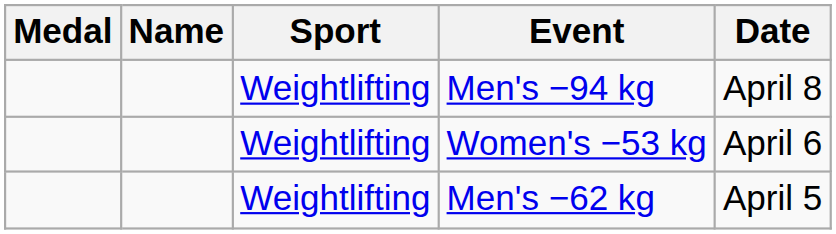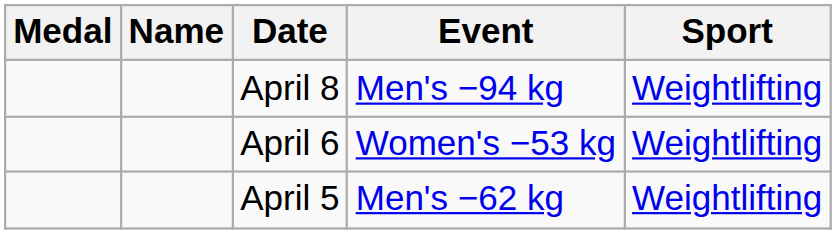columns swapped: (335, 32) <-> (773, 32)
